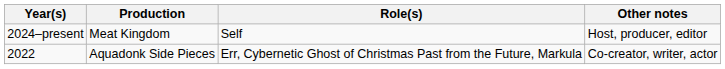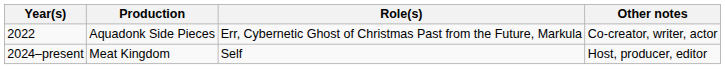rows swapped: (21, 53) <-> (45, 34)
